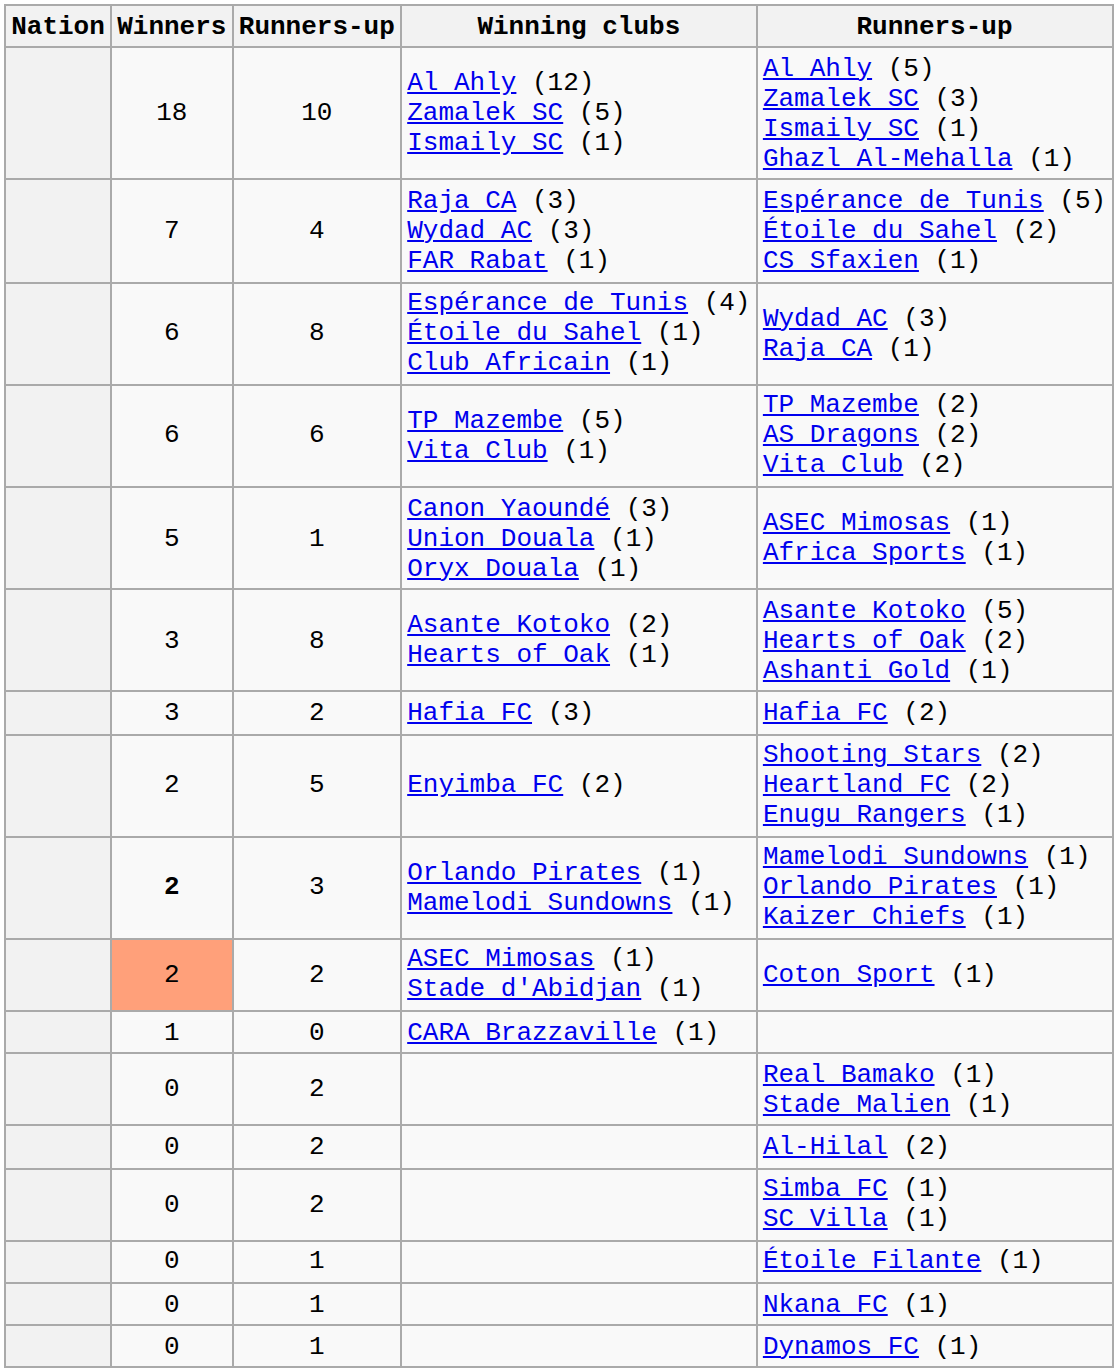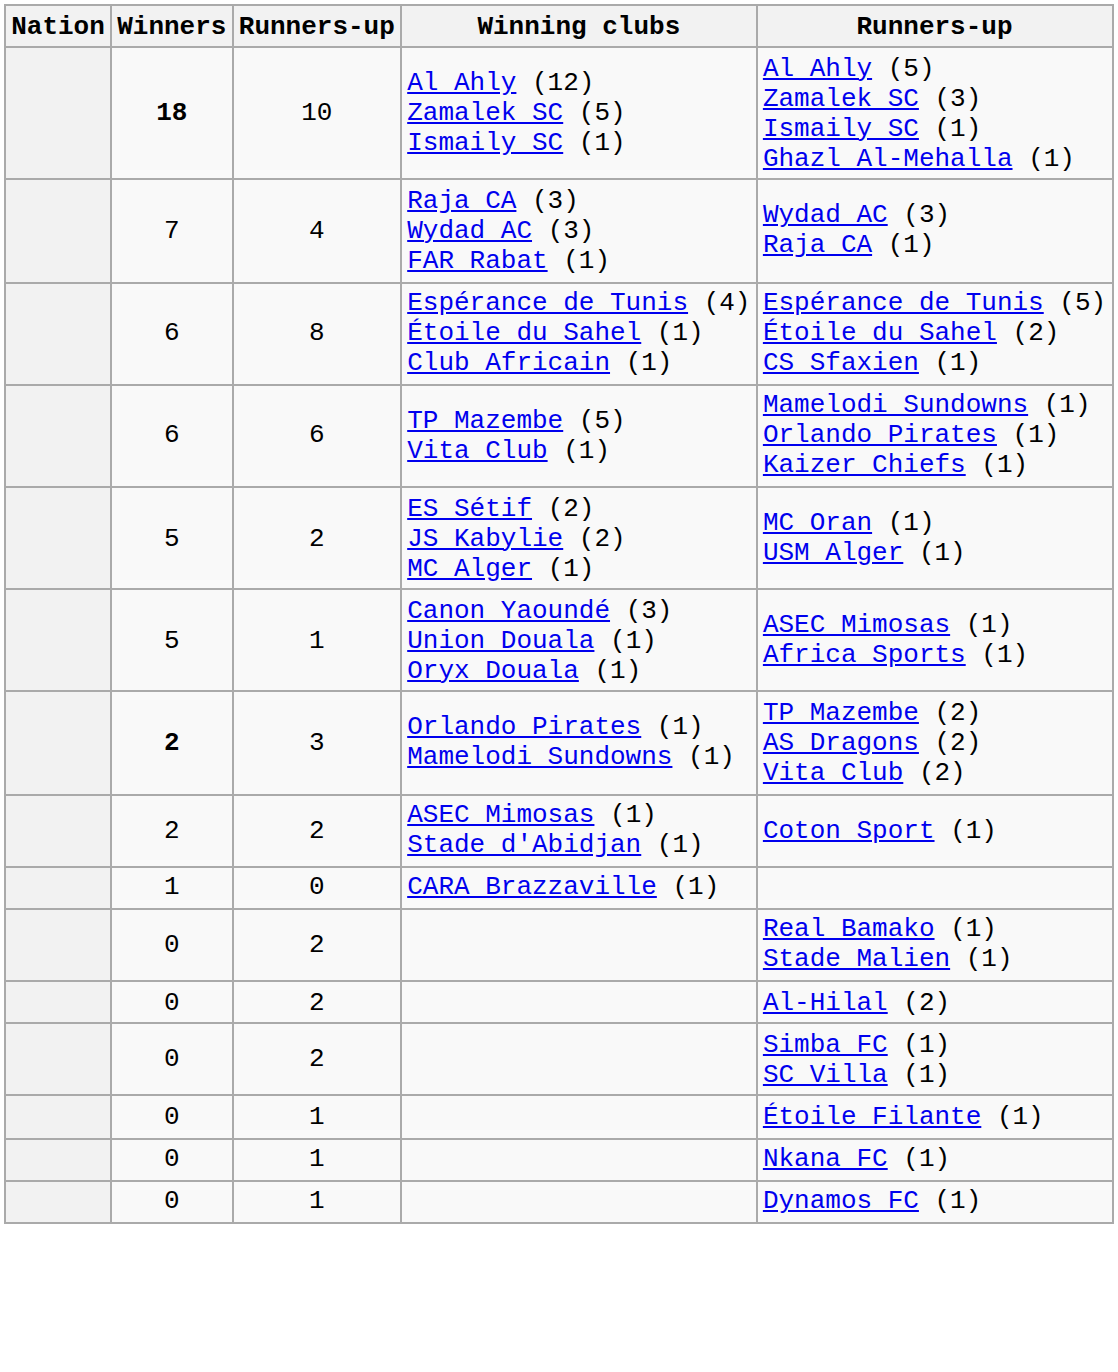(172, 114) normal -> (172, 114) bold
(935, 231) Espérance de Tunis (5) Étoile du Sahel (2) CS Sfaxien (1) -> (857, 231) Wydad AC (3) Raja CA (1)
(857, 333) Wydad AC (3) Raja CA (1) -> (935, 333) Espérance de Tunis (5) Étoile du Sahel (2) CS Sfaxien (1)
(872, 436) TP Mazembe (2) AS Dragons (2) Vita Club (2) -> (927, 436) Mamelodi Sundowns (1) Orlando Pirates (1) Kaizer Chiefs (1)
+ row: (317, 538)
- row: (317, 640)
- row: (317, 713)
- row: (317, 785)
(927, 888) Mamelodi Sundowns (1) Orlando Pirates (1) Kaizer Chiefs (1) -> (872, 743) TP Mazembe (2) AS Dragons (2) Vita Club (2)
(172, 975) lightsalmon background -> (172, 830) no background
